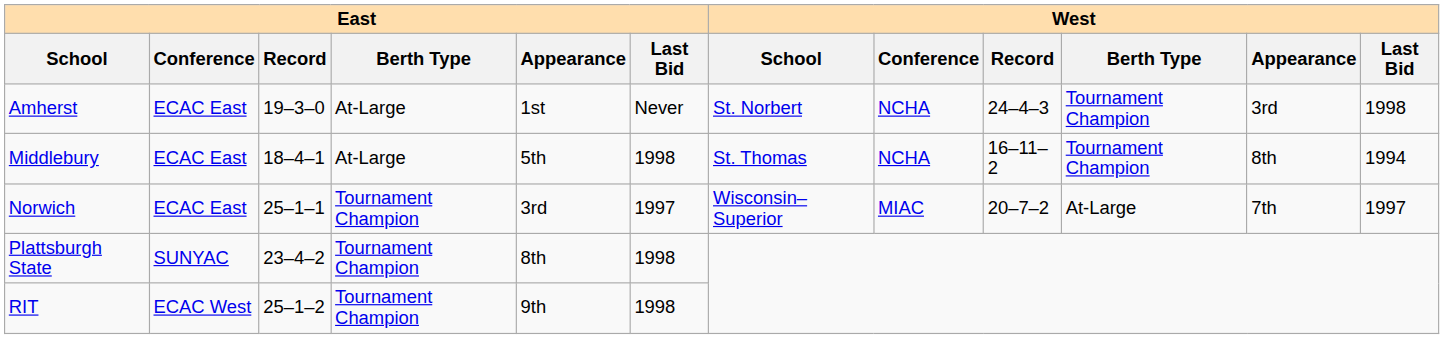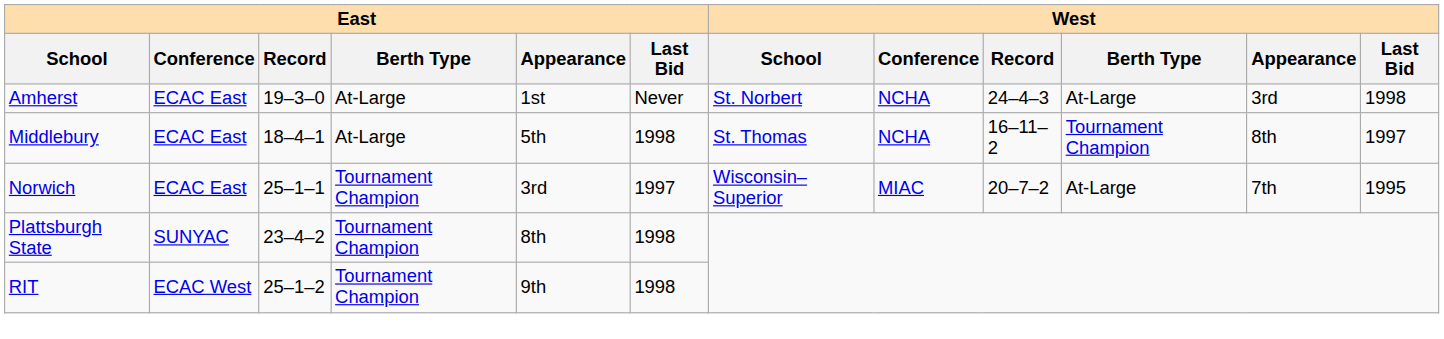(1114, 108) Tournament Champion -> (1101, 98) At-Large
(1385, 158) 1994 -> (1385, 137) 1997
(1385, 208) 1997 -> (1385, 187) 1995
